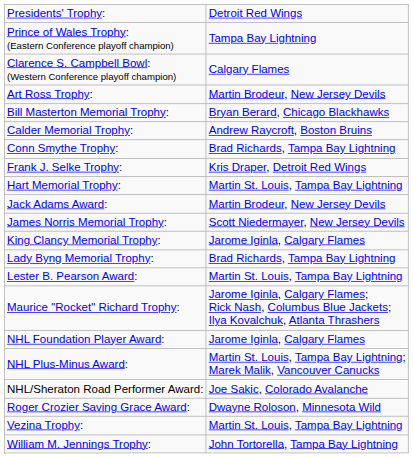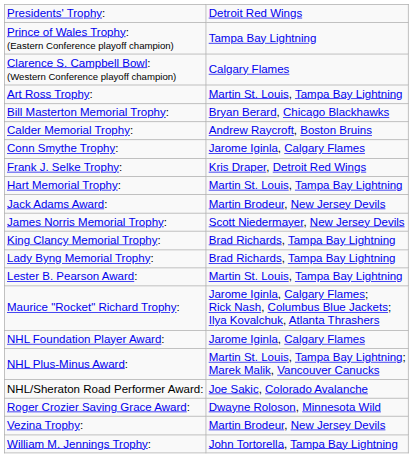(297, 94) Martin Brodeur, New Jersey Devils -> (306, 94) Martin St. Louis, Tampa Bay Lightning
(302, 149) Brad Richards, Tampa Bay Lightning -> (287, 149) Jarome Iginla, Calgary Flames
(287, 240) Jarome Iginla, Calgary Flames -> (302, 240) Brad Richards, Tampa Bay Lightning
(306, 425) Martin St. Louis, Tampa Bay Lightning -> (297, 425) Martin Brodeur, New Jersey Devils
